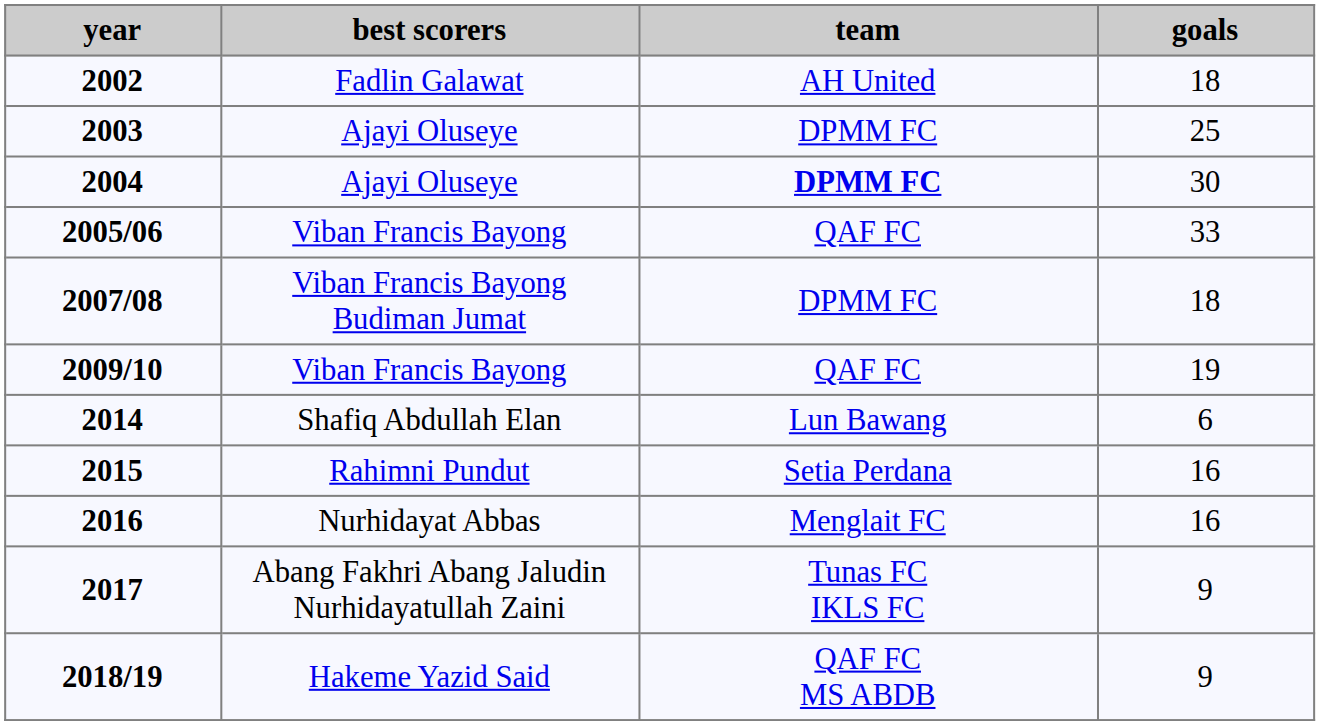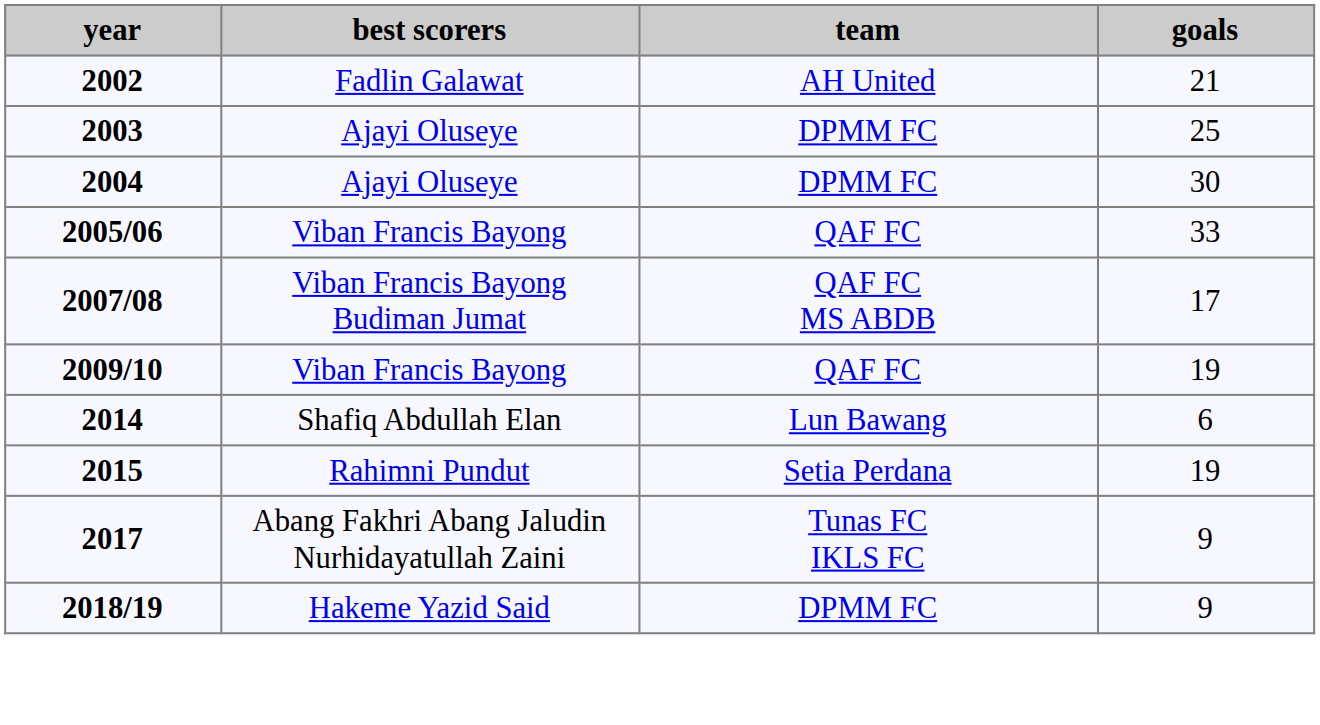(1205, 80) 18 -> (1205, 80) 21
(868, 181) bold -> (868, 181) normal
(868, 300) DPMM FC -> (868, 300) QAF FC MS ABDB
(1205, 300) 18 -> (1205, 300) 17
(1205, 470) 16 -> (1205, 470) 19
- row: (112, 520)
(868, 676) QAF FC MS ABDB -> (868, 607) DPMM FC
